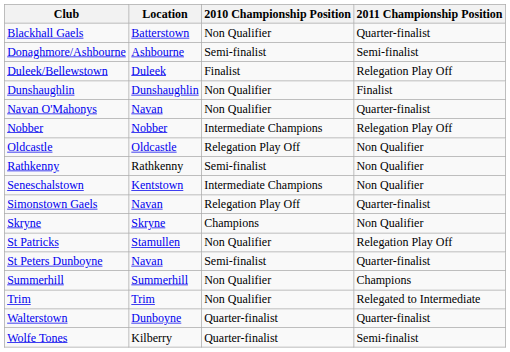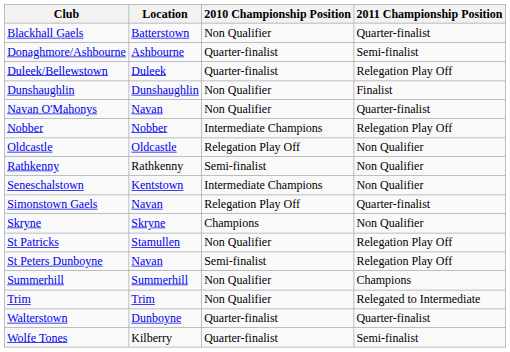(235, 52) Semi-finalist -> (241, 52) Quarter-finalist
(222, 71) Finalist -> (241, 71) Quarter-finalist
(393, 261) Quarter-finalist -> (404, 261) Relegation Play Off
